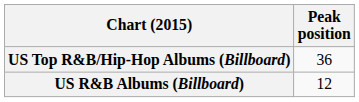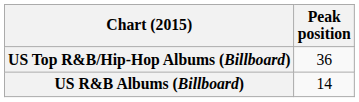(324, 84) 12 -> (324, 84) 14
